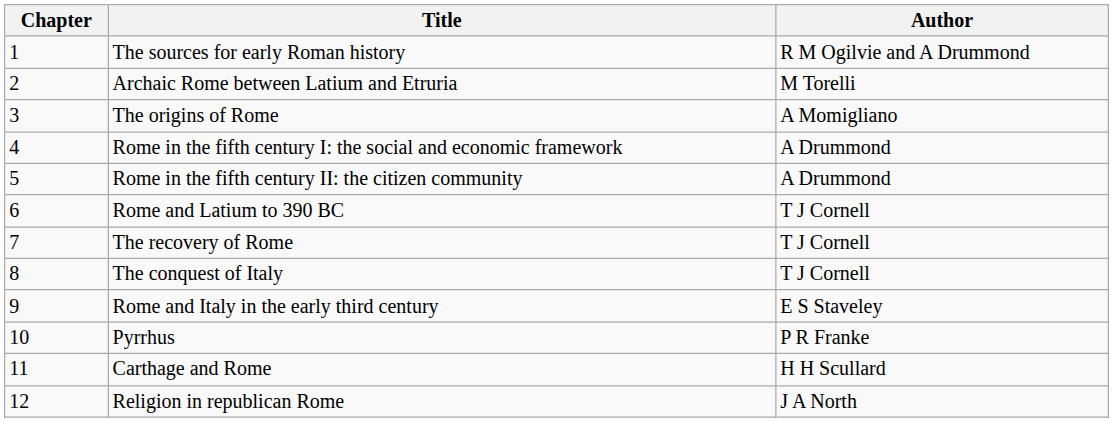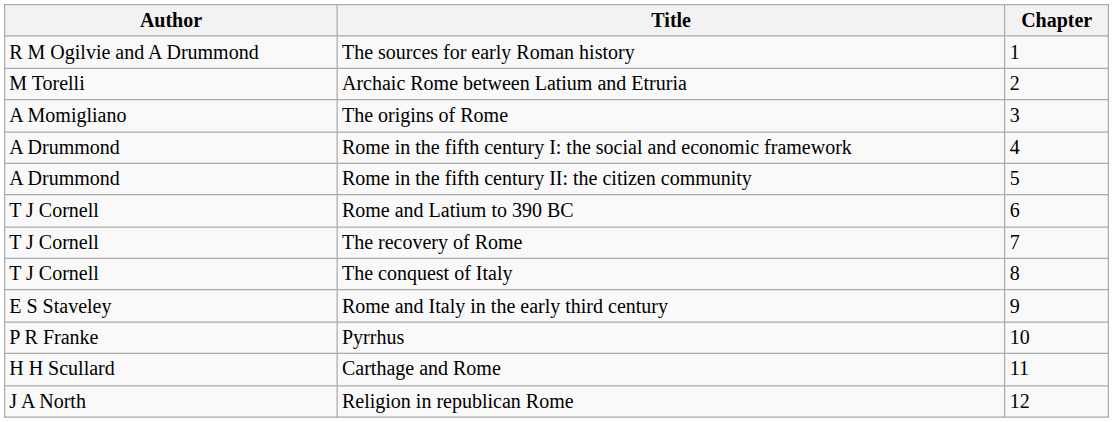columns swapped: (56, 20) <-> (942, 20)
